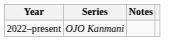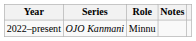+ column: (142, 12)
